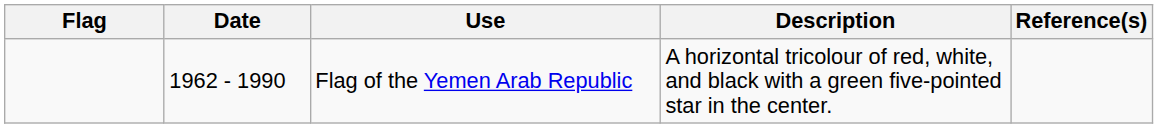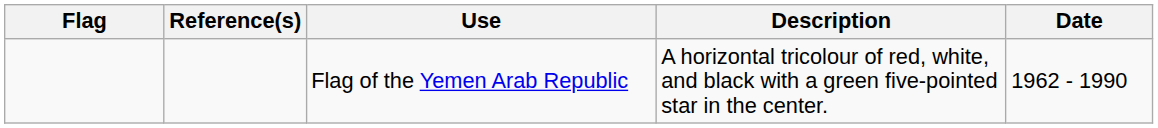columns swapped: (237, 21) <-> (1081, 21)
